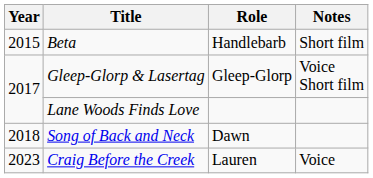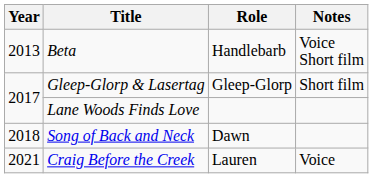(24, 42) 2015 -> (24, 51) 2013
(332, 42) Short film -> (332, 51) Voice Short film
(332, 76) Voice Short film -> (332, 85) Short film
(24, 160) 2023 -> (24, 160) 2021
